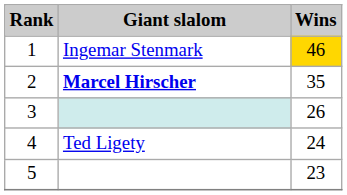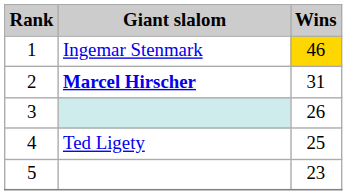(316, 81) 35 -> (316, 81) 31
(316, 142) 24 -> (316, 142) 25
